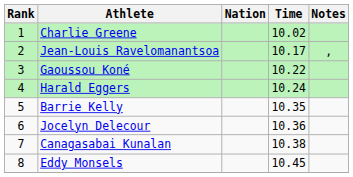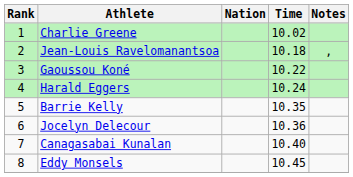(289, 51) 10.17 -> (289, 51) 10.18
(289, 144) 10.38 -> (289, 144) 10.40
